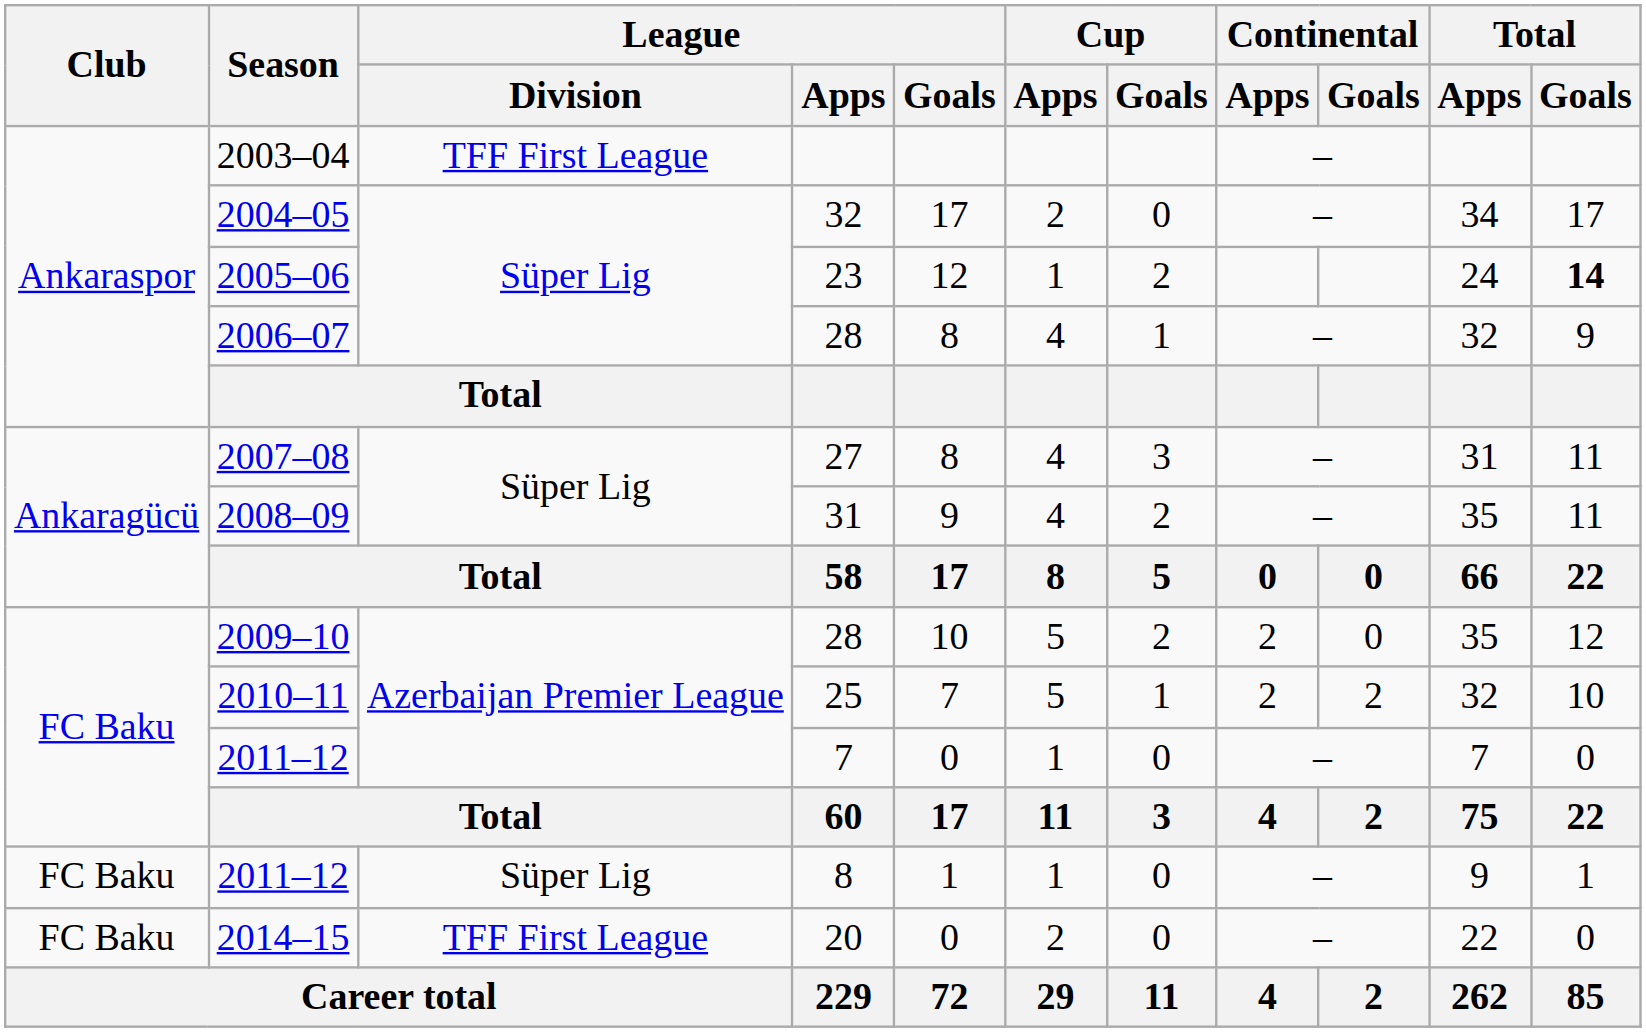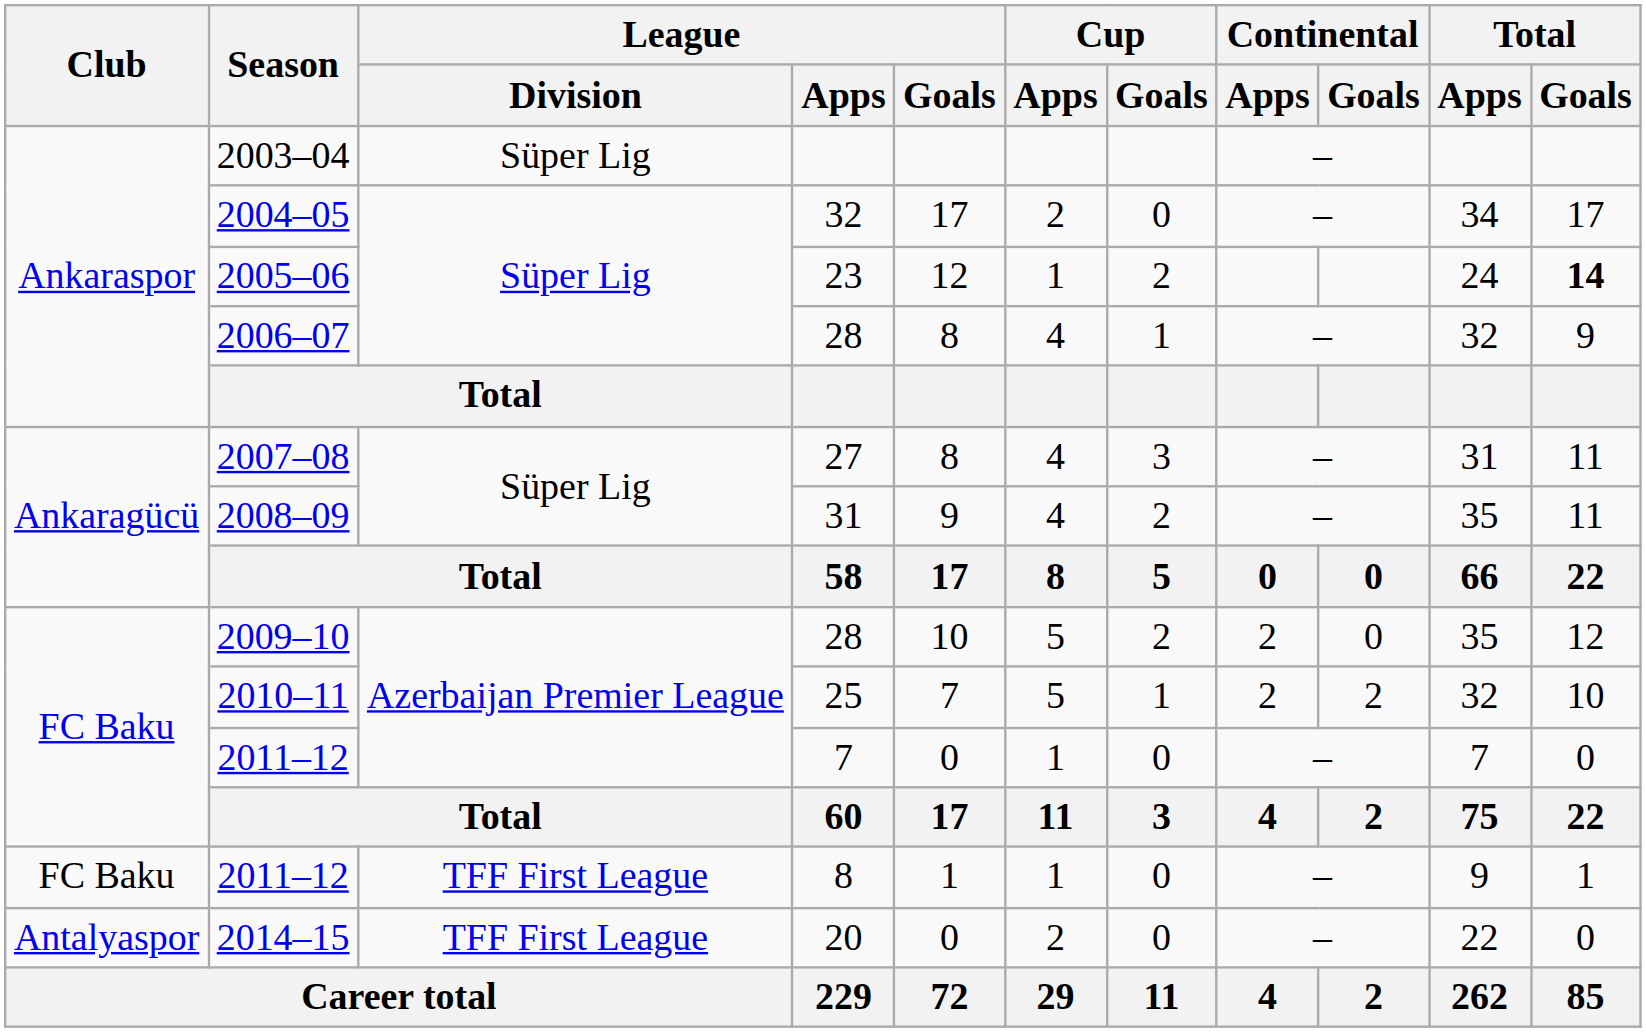(575, 154) TFF First League -> (575, 154) Süper Lig
(575, 876) Süper Lig -> (575, 876) TFF First League
(107, 936) FC Baku -> (107, 936) Antalyaspor
